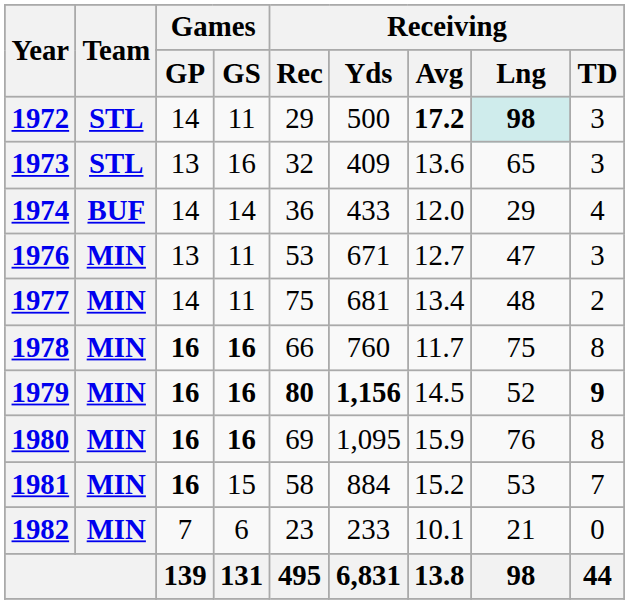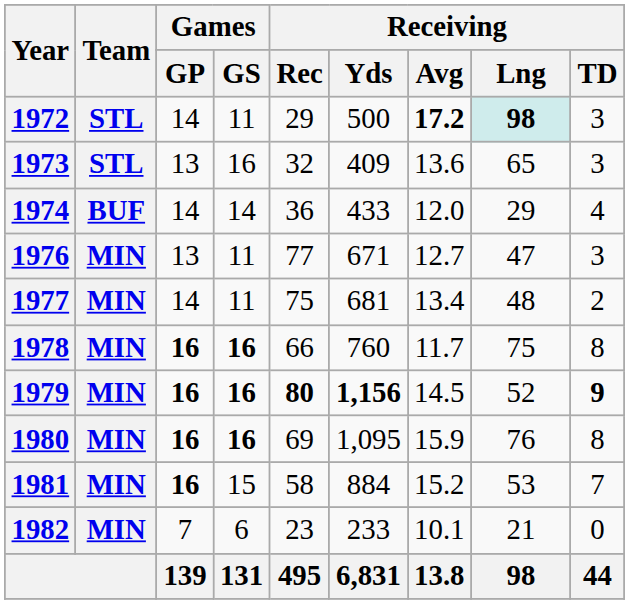(300, 255) 53 -> (300, 255) 77
